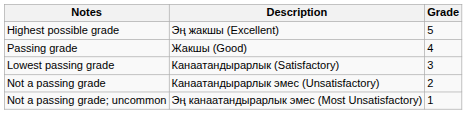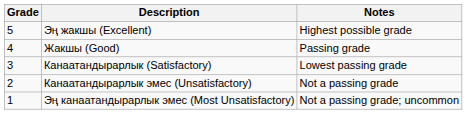columns swapped: (443, 13) <-> (87, 13)
